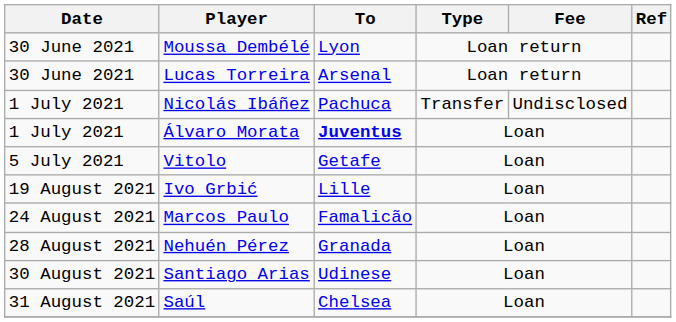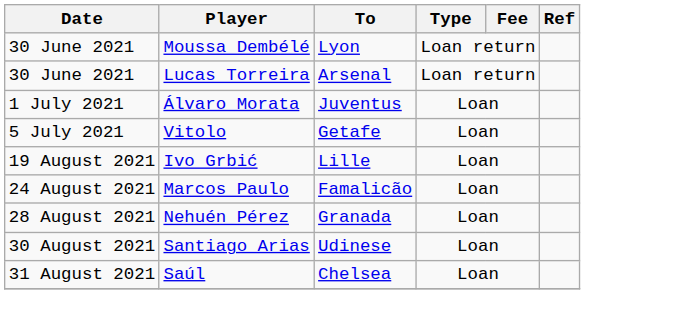- row: (237, 104)
(360, 132) bold -> (360, 104) normal
